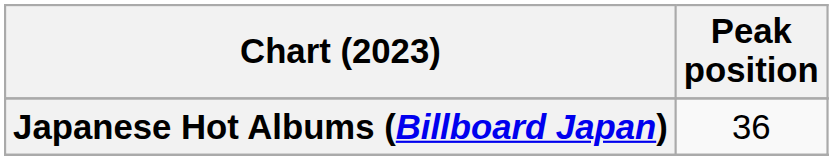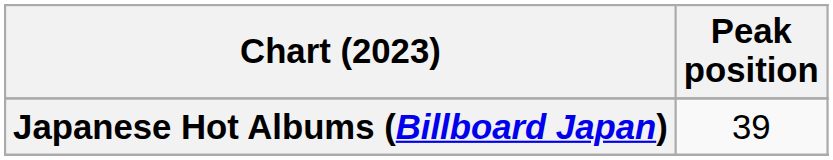(751, 126) 36 -> (751, 126) 39
